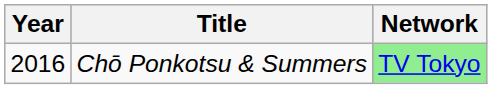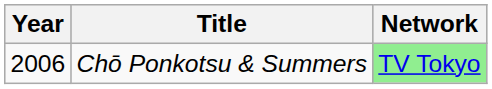(38, 63) 2016 -> (38, 63) 2006
